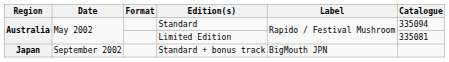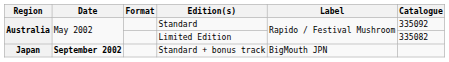(414, 24) 335094 -> (414, 24) 335092
(414, 37) 335081 -> (414, 37) 335082
(88, 50) normal -> (88, 50) bold
